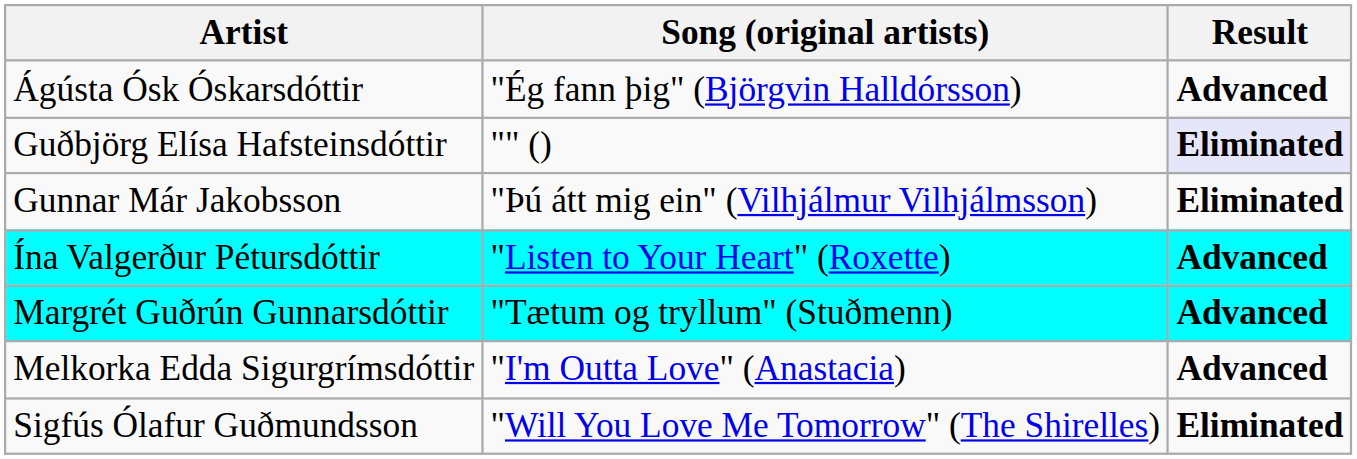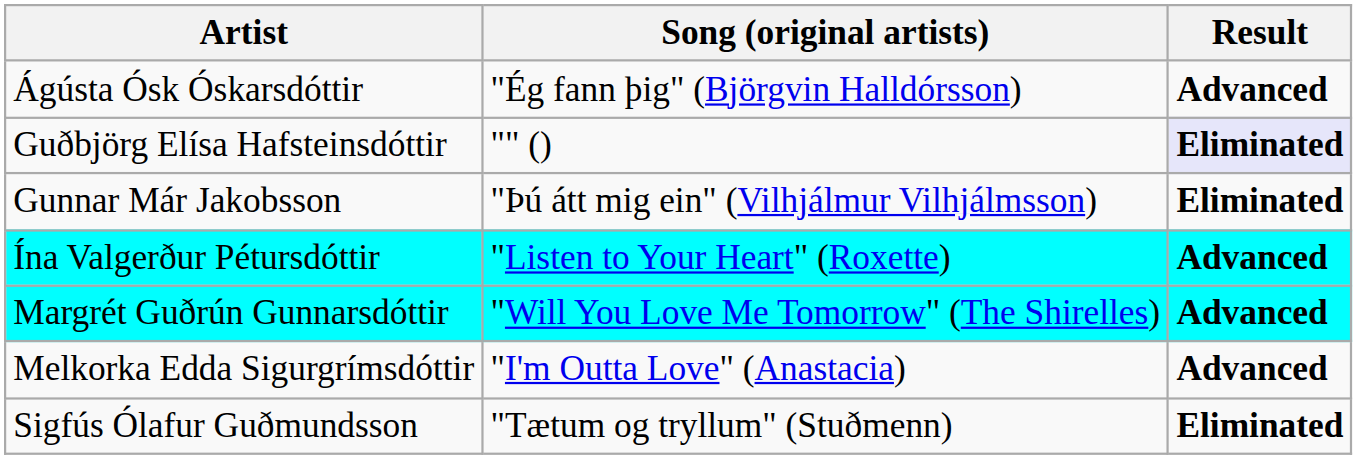(722, 312) "Tætum og tryllum" (Stuðmenn) -> (825, 312) "Will You Love Me Tomorrow" (The Shirelles)
(825, 425) "Will You Love Me Tomorrow" (The Shirelles) -> (722, 425) "Tætum og tryllum" (Stuðmenn)
